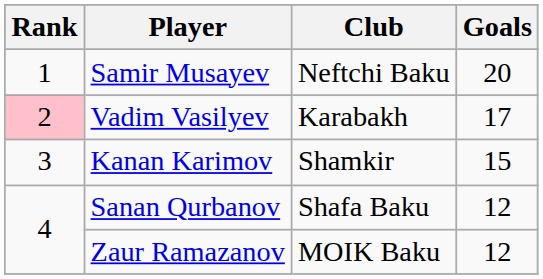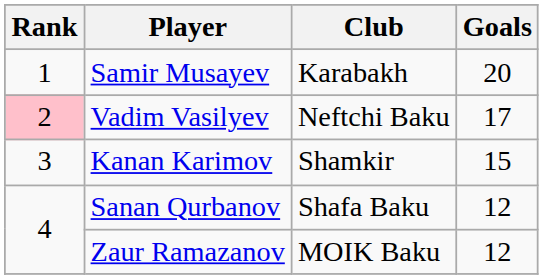(374, 71) Neftchi Baku -> (353, 71) Karabakh
(353, 116) Karabakh -> (374, 116) Neftchi Baku
